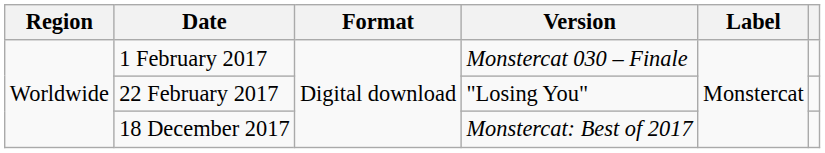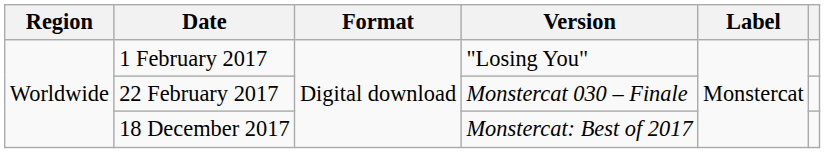(577, 57) Monstercat 030 – Finale -> (527, 57) "Losing You"
(527, 93) "Losing You" -> (577, 93) Monstercat 030 – Finale
